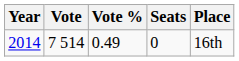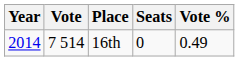columns swapped: (117, 17) <-> (212, 17)
